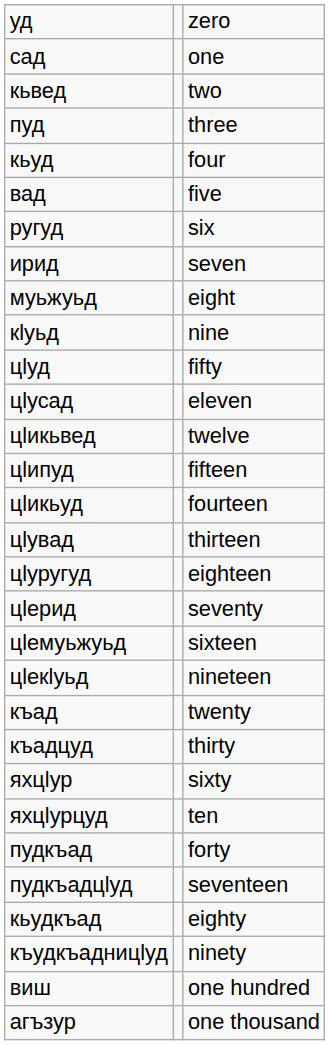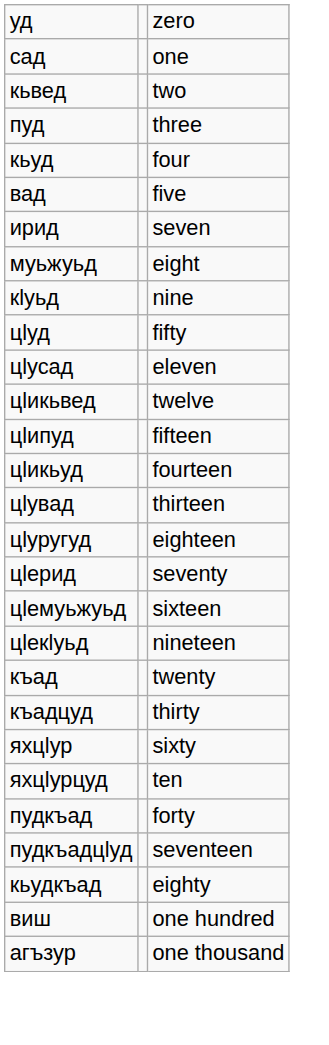- row: (36, 228)
- row: (89, 953)
